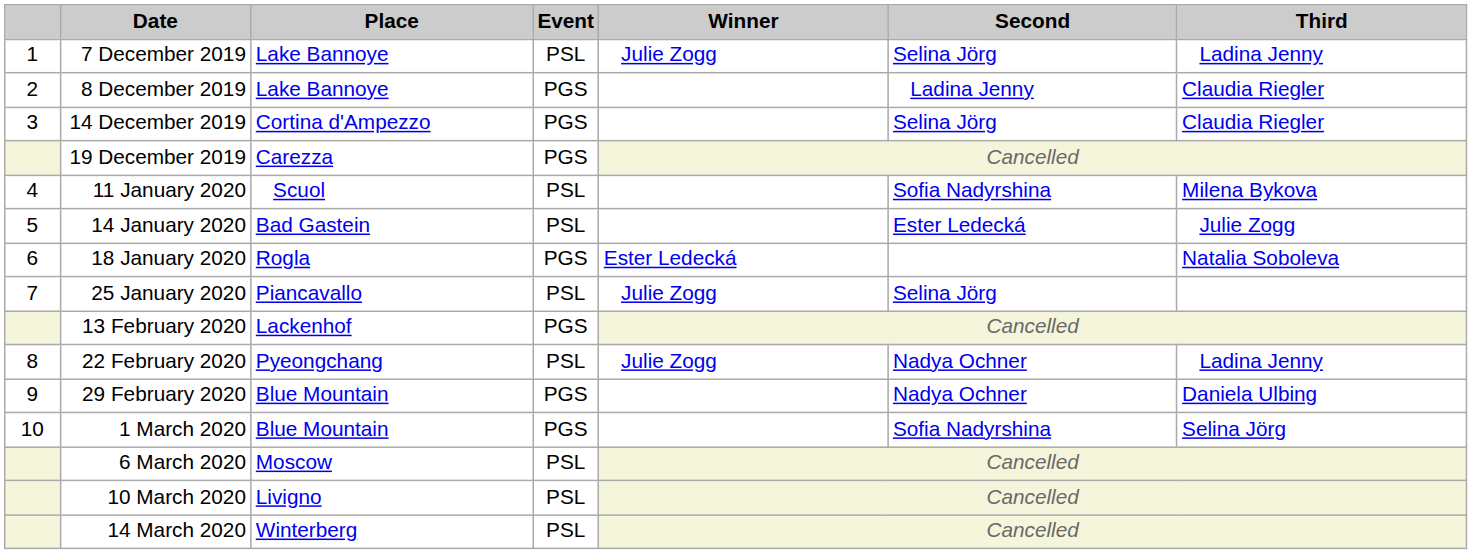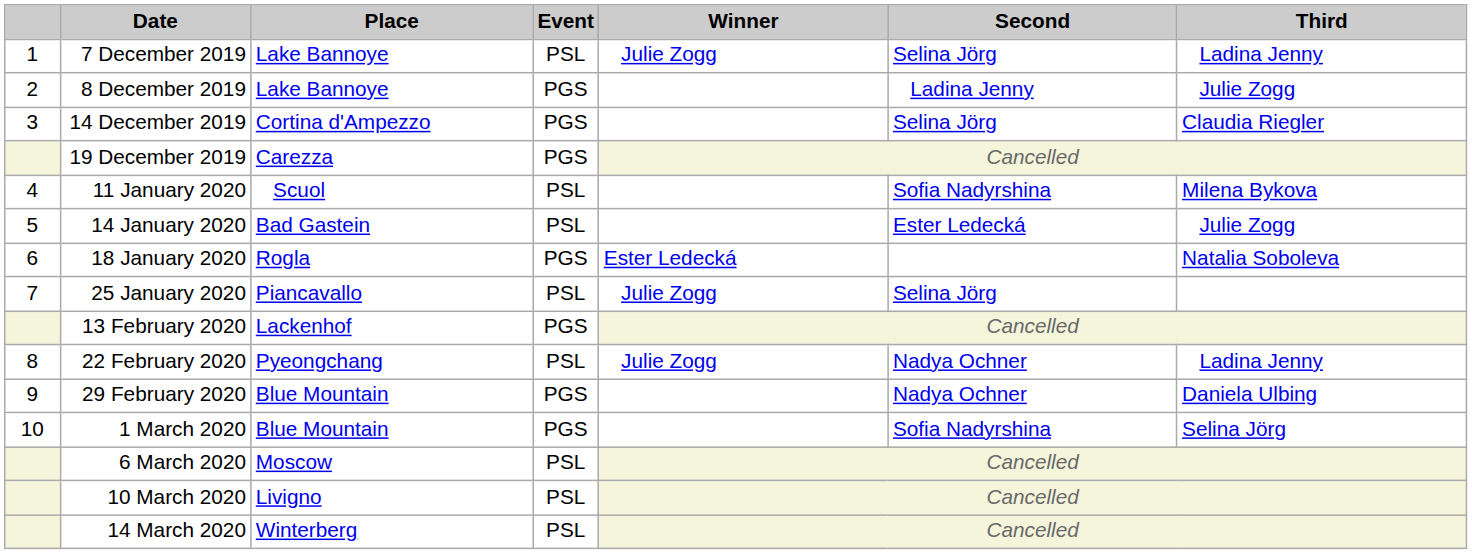(1253, 89) Claudia Riegler -> (1239, 89) Julie Zogg
